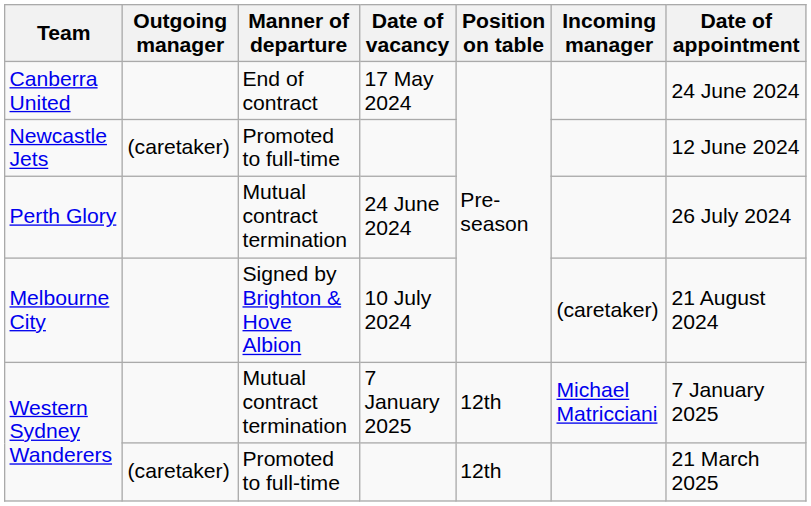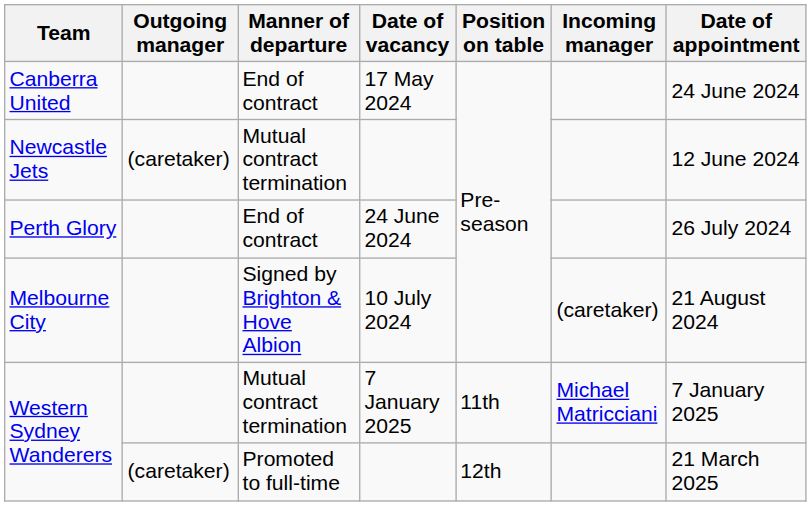(291, 147) Promoted to full-time -> (295, 159) Mutual contract termination
(295, 216) Mutual contract termination -> (280, 228) End of contract
(481, 402) 12th -> (480, 402) 11th
